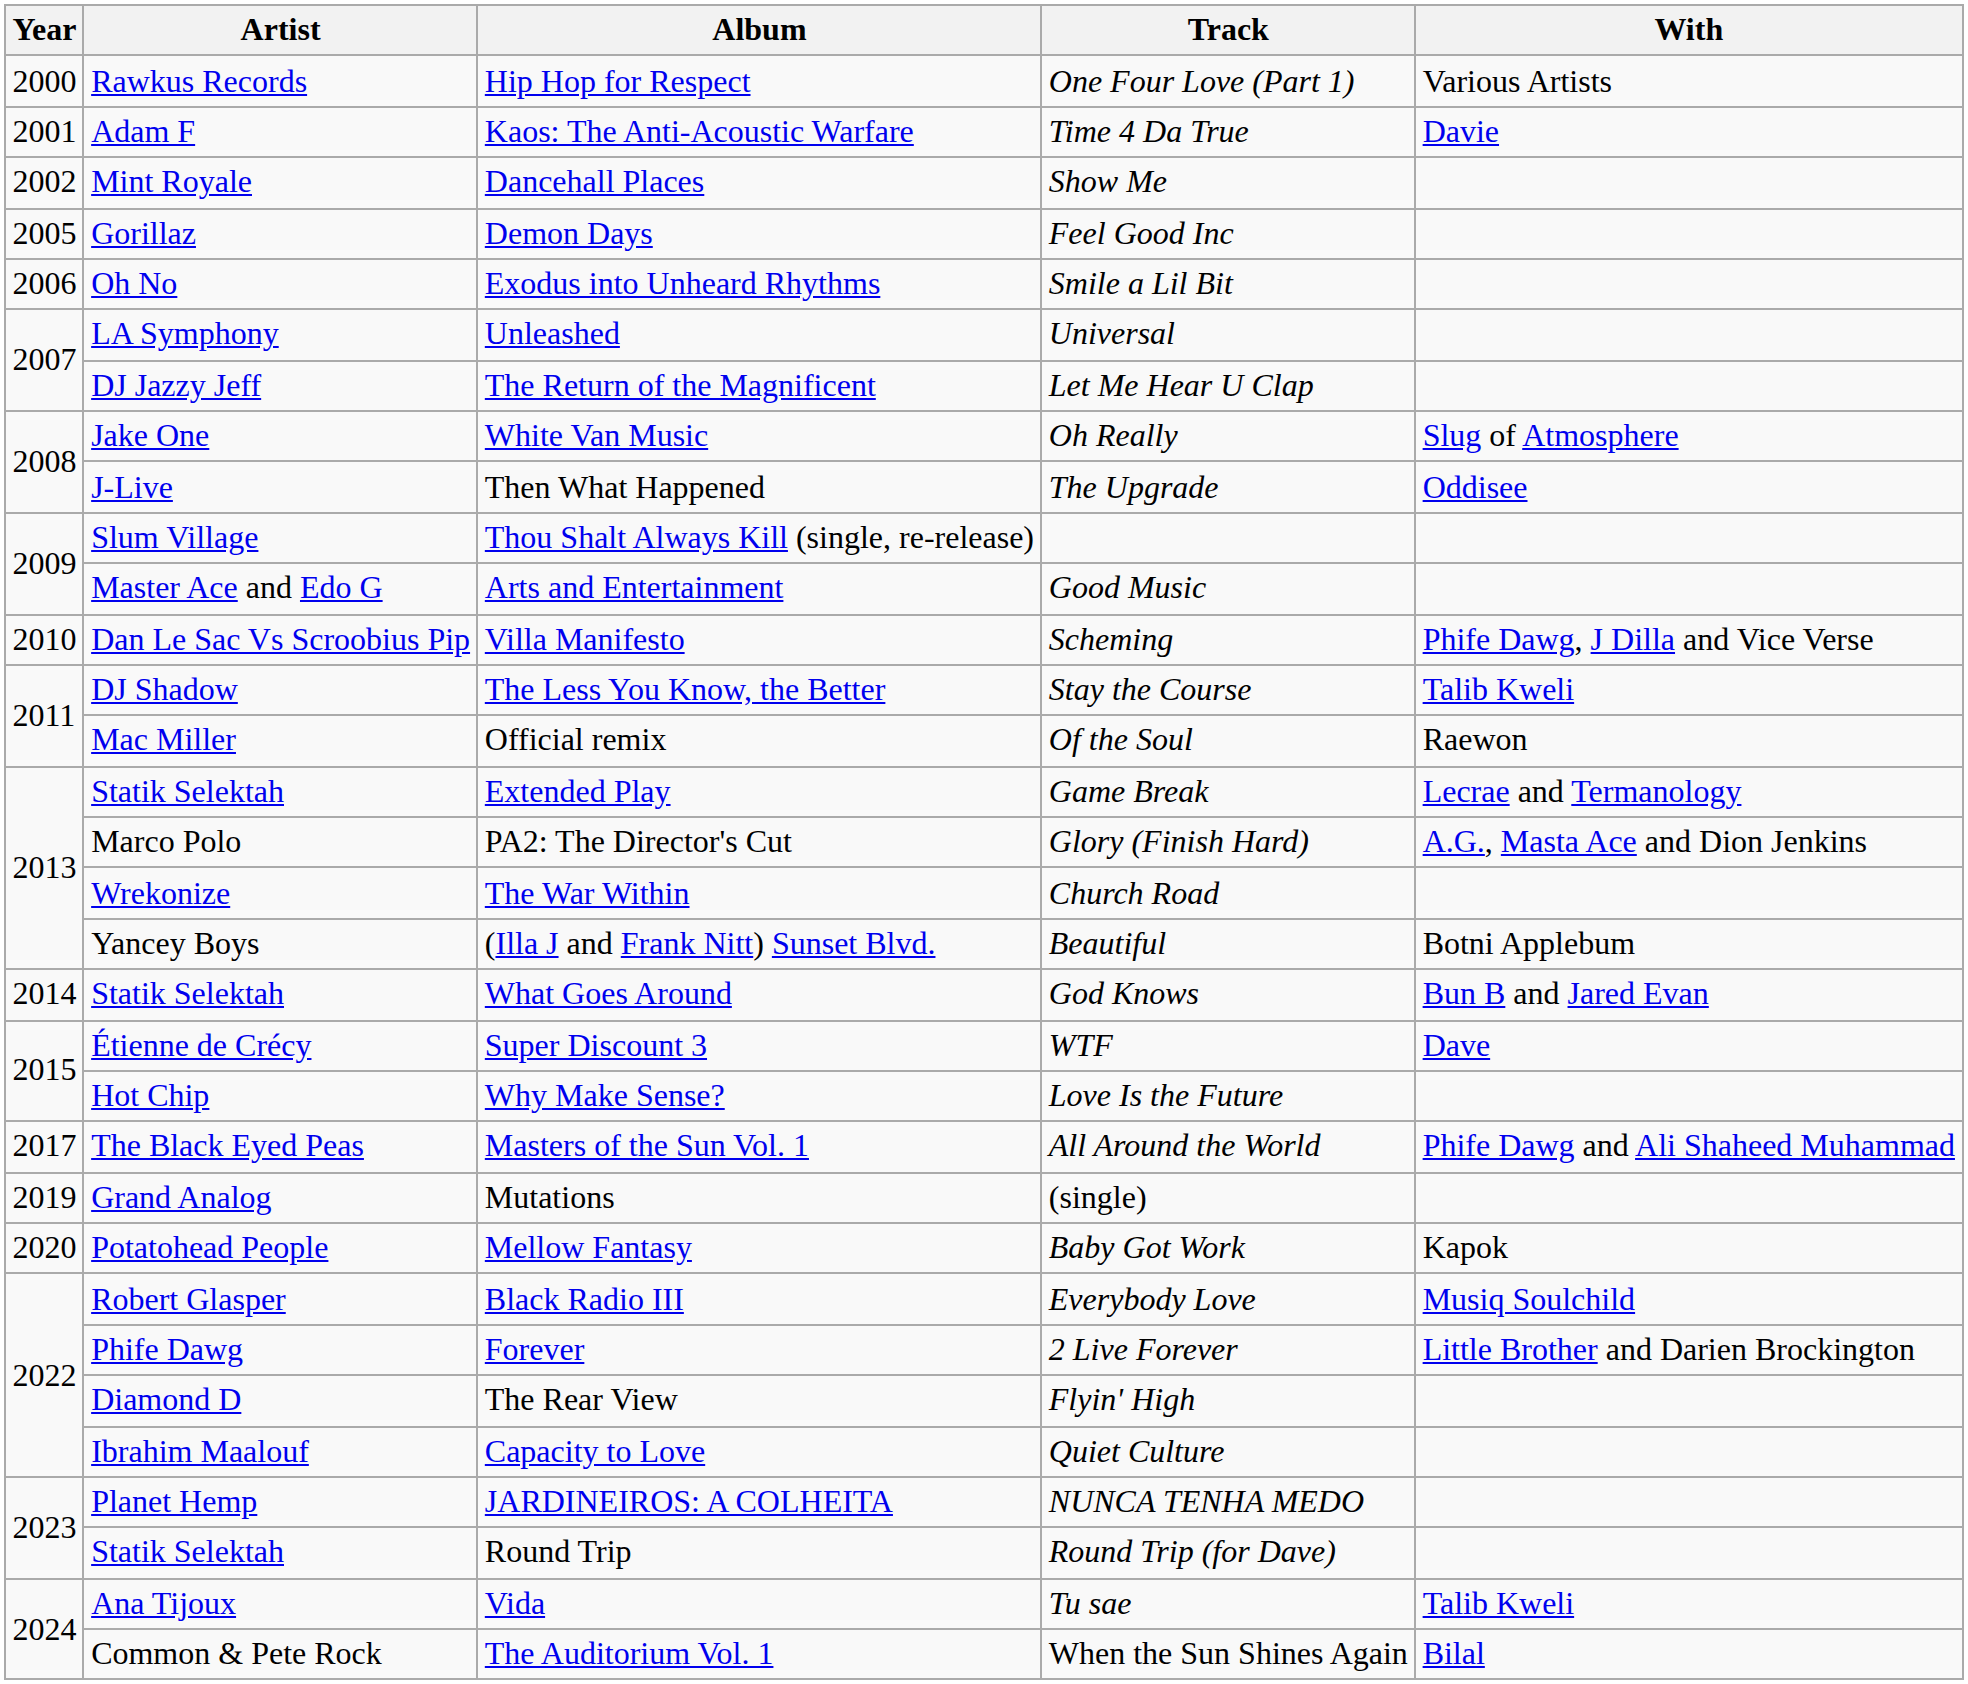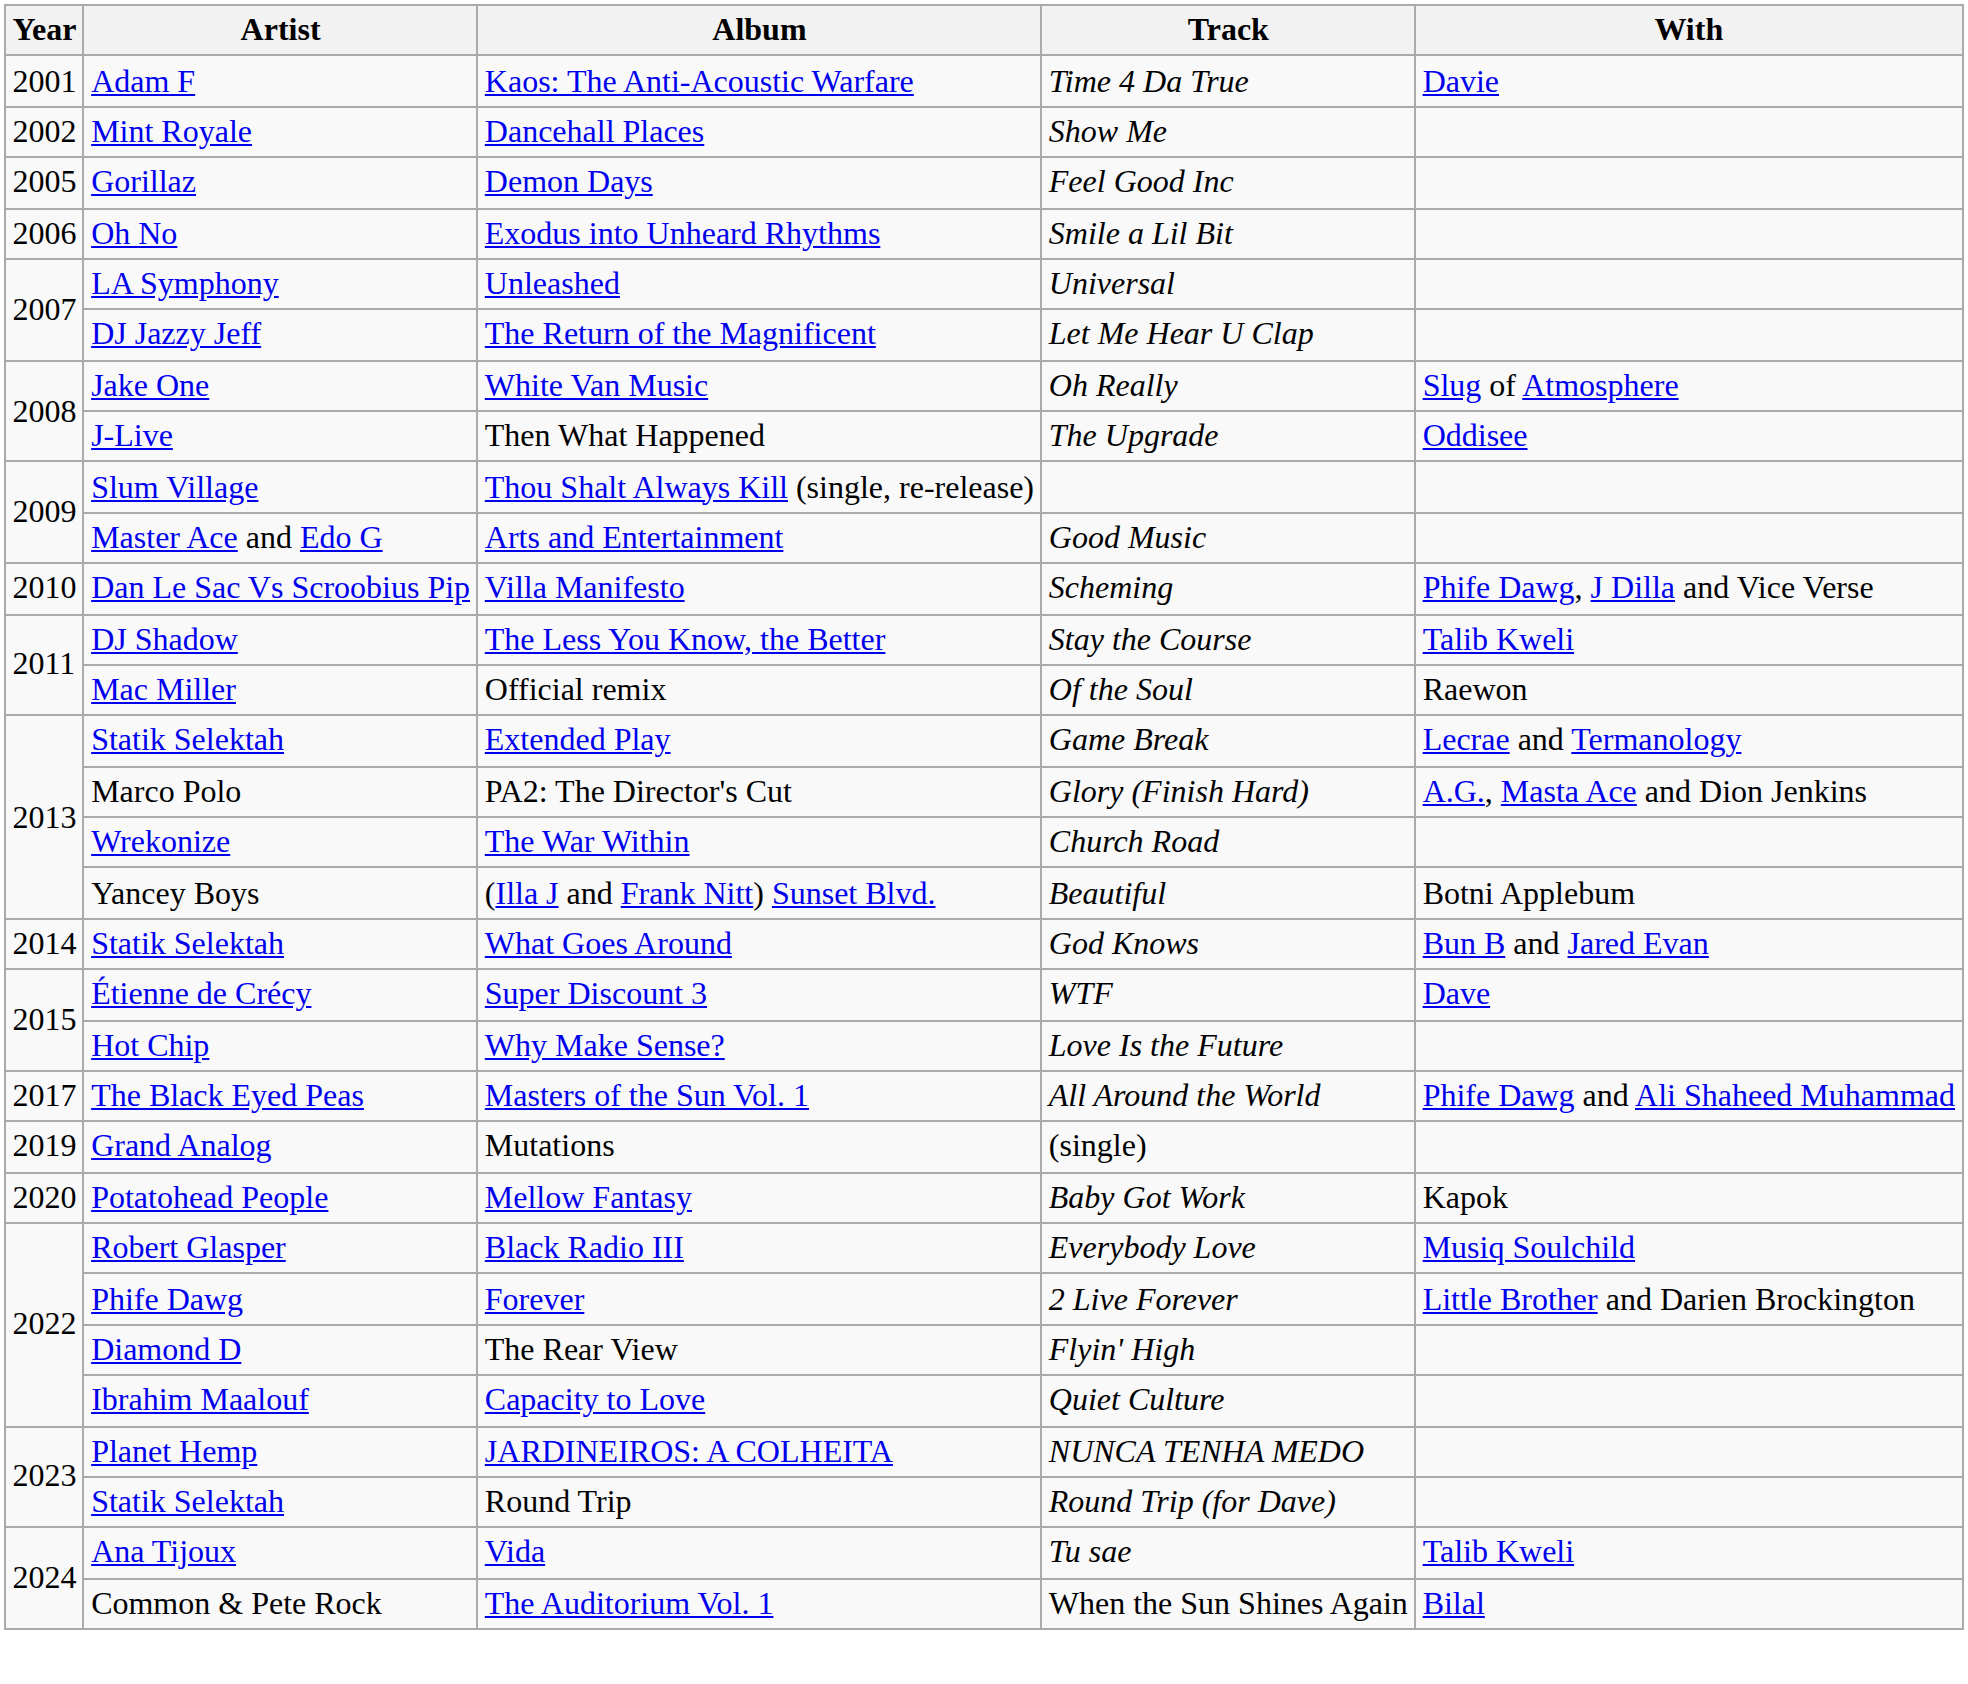- row: (618, 80)
